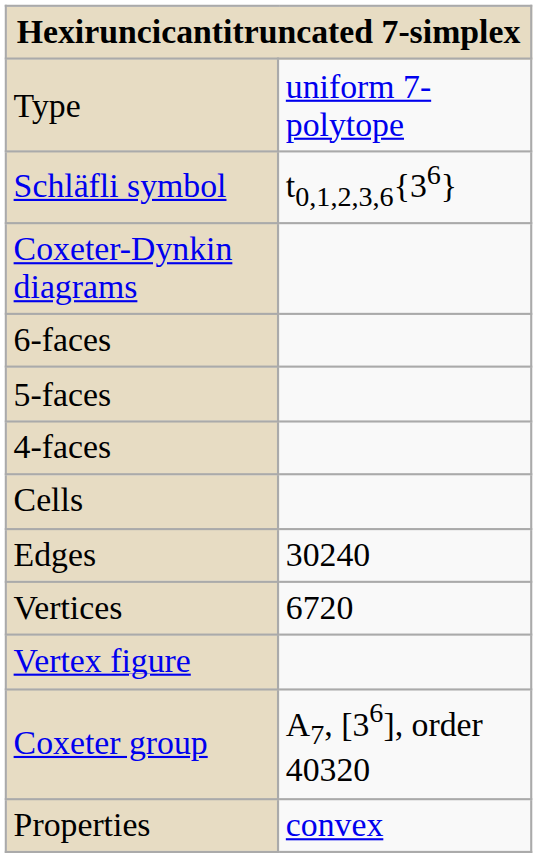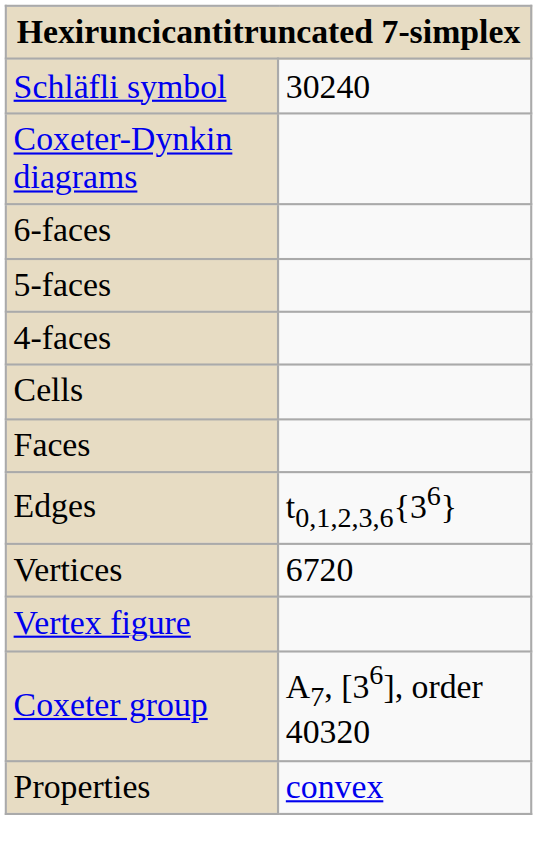- row: (47, 104)
(371, 186) t0,1,2,3,6{36} -> (328, 85) 30240
+ row: (52, 444)
(328, 554) 30240 -> (371, 507) t0,1,2,3,6{36}
